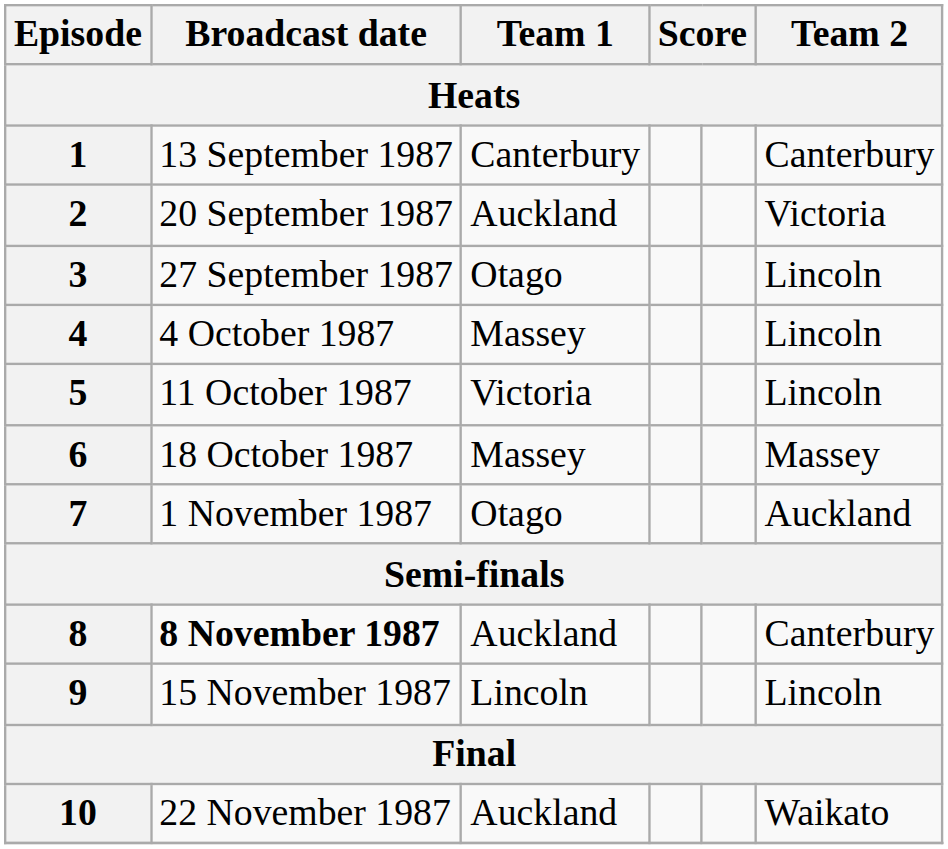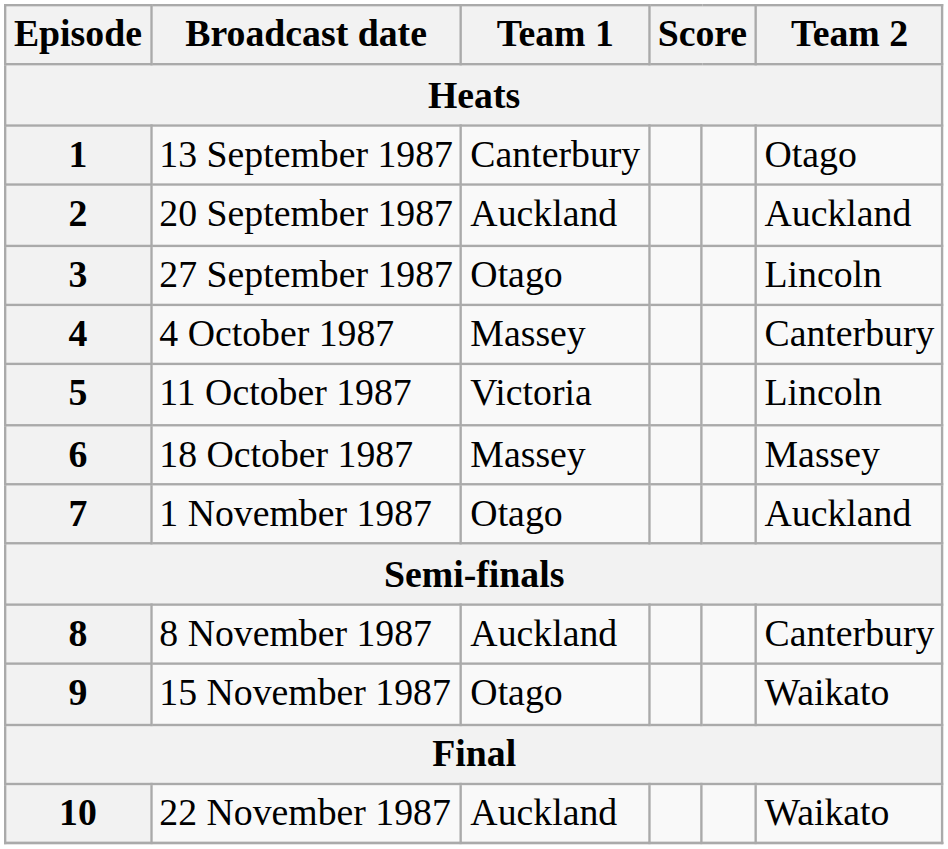(849, 154) Canterbury -> (811, 154) Otago
(825, 214) Victoria -> (838, 214) Auckland
(823, 333) Lincoln -> (849, 333) Canterbury
(299, 633) bold -> (296, 633) normal
(529, 693) Lincoln -> (517, 693) Otago
(823, 693) Lincoln -> (827, 693) Waikato
